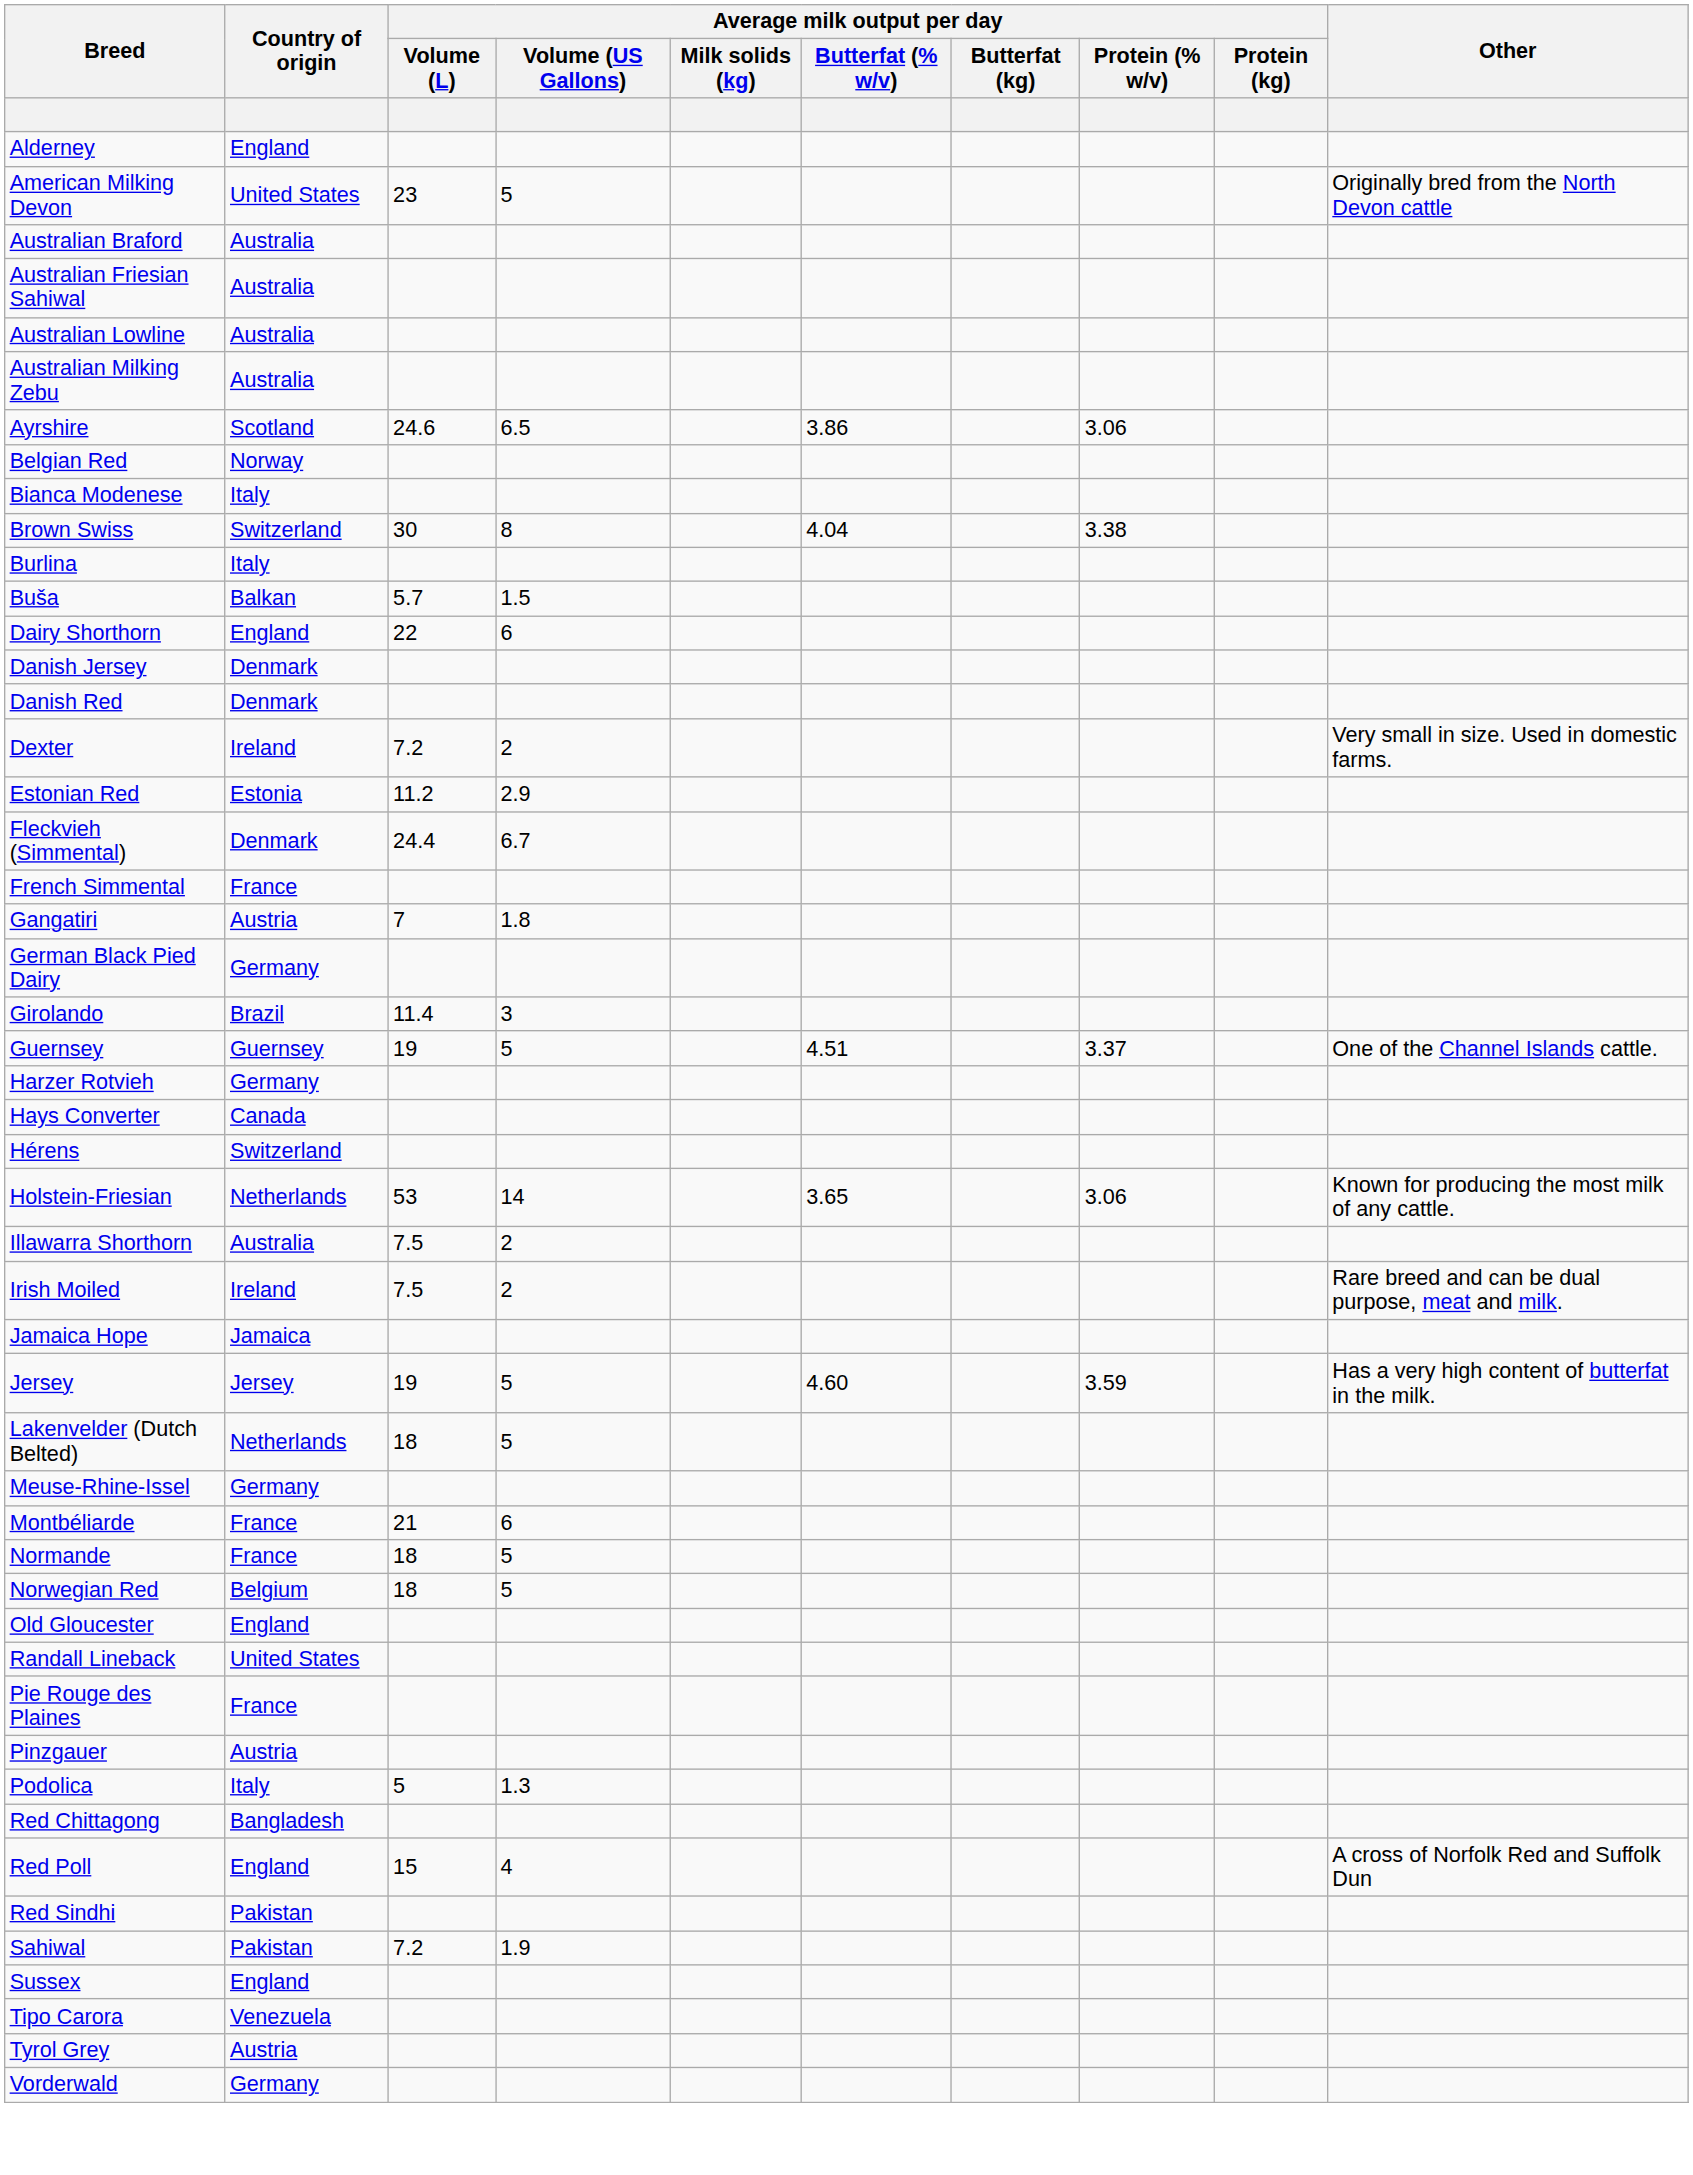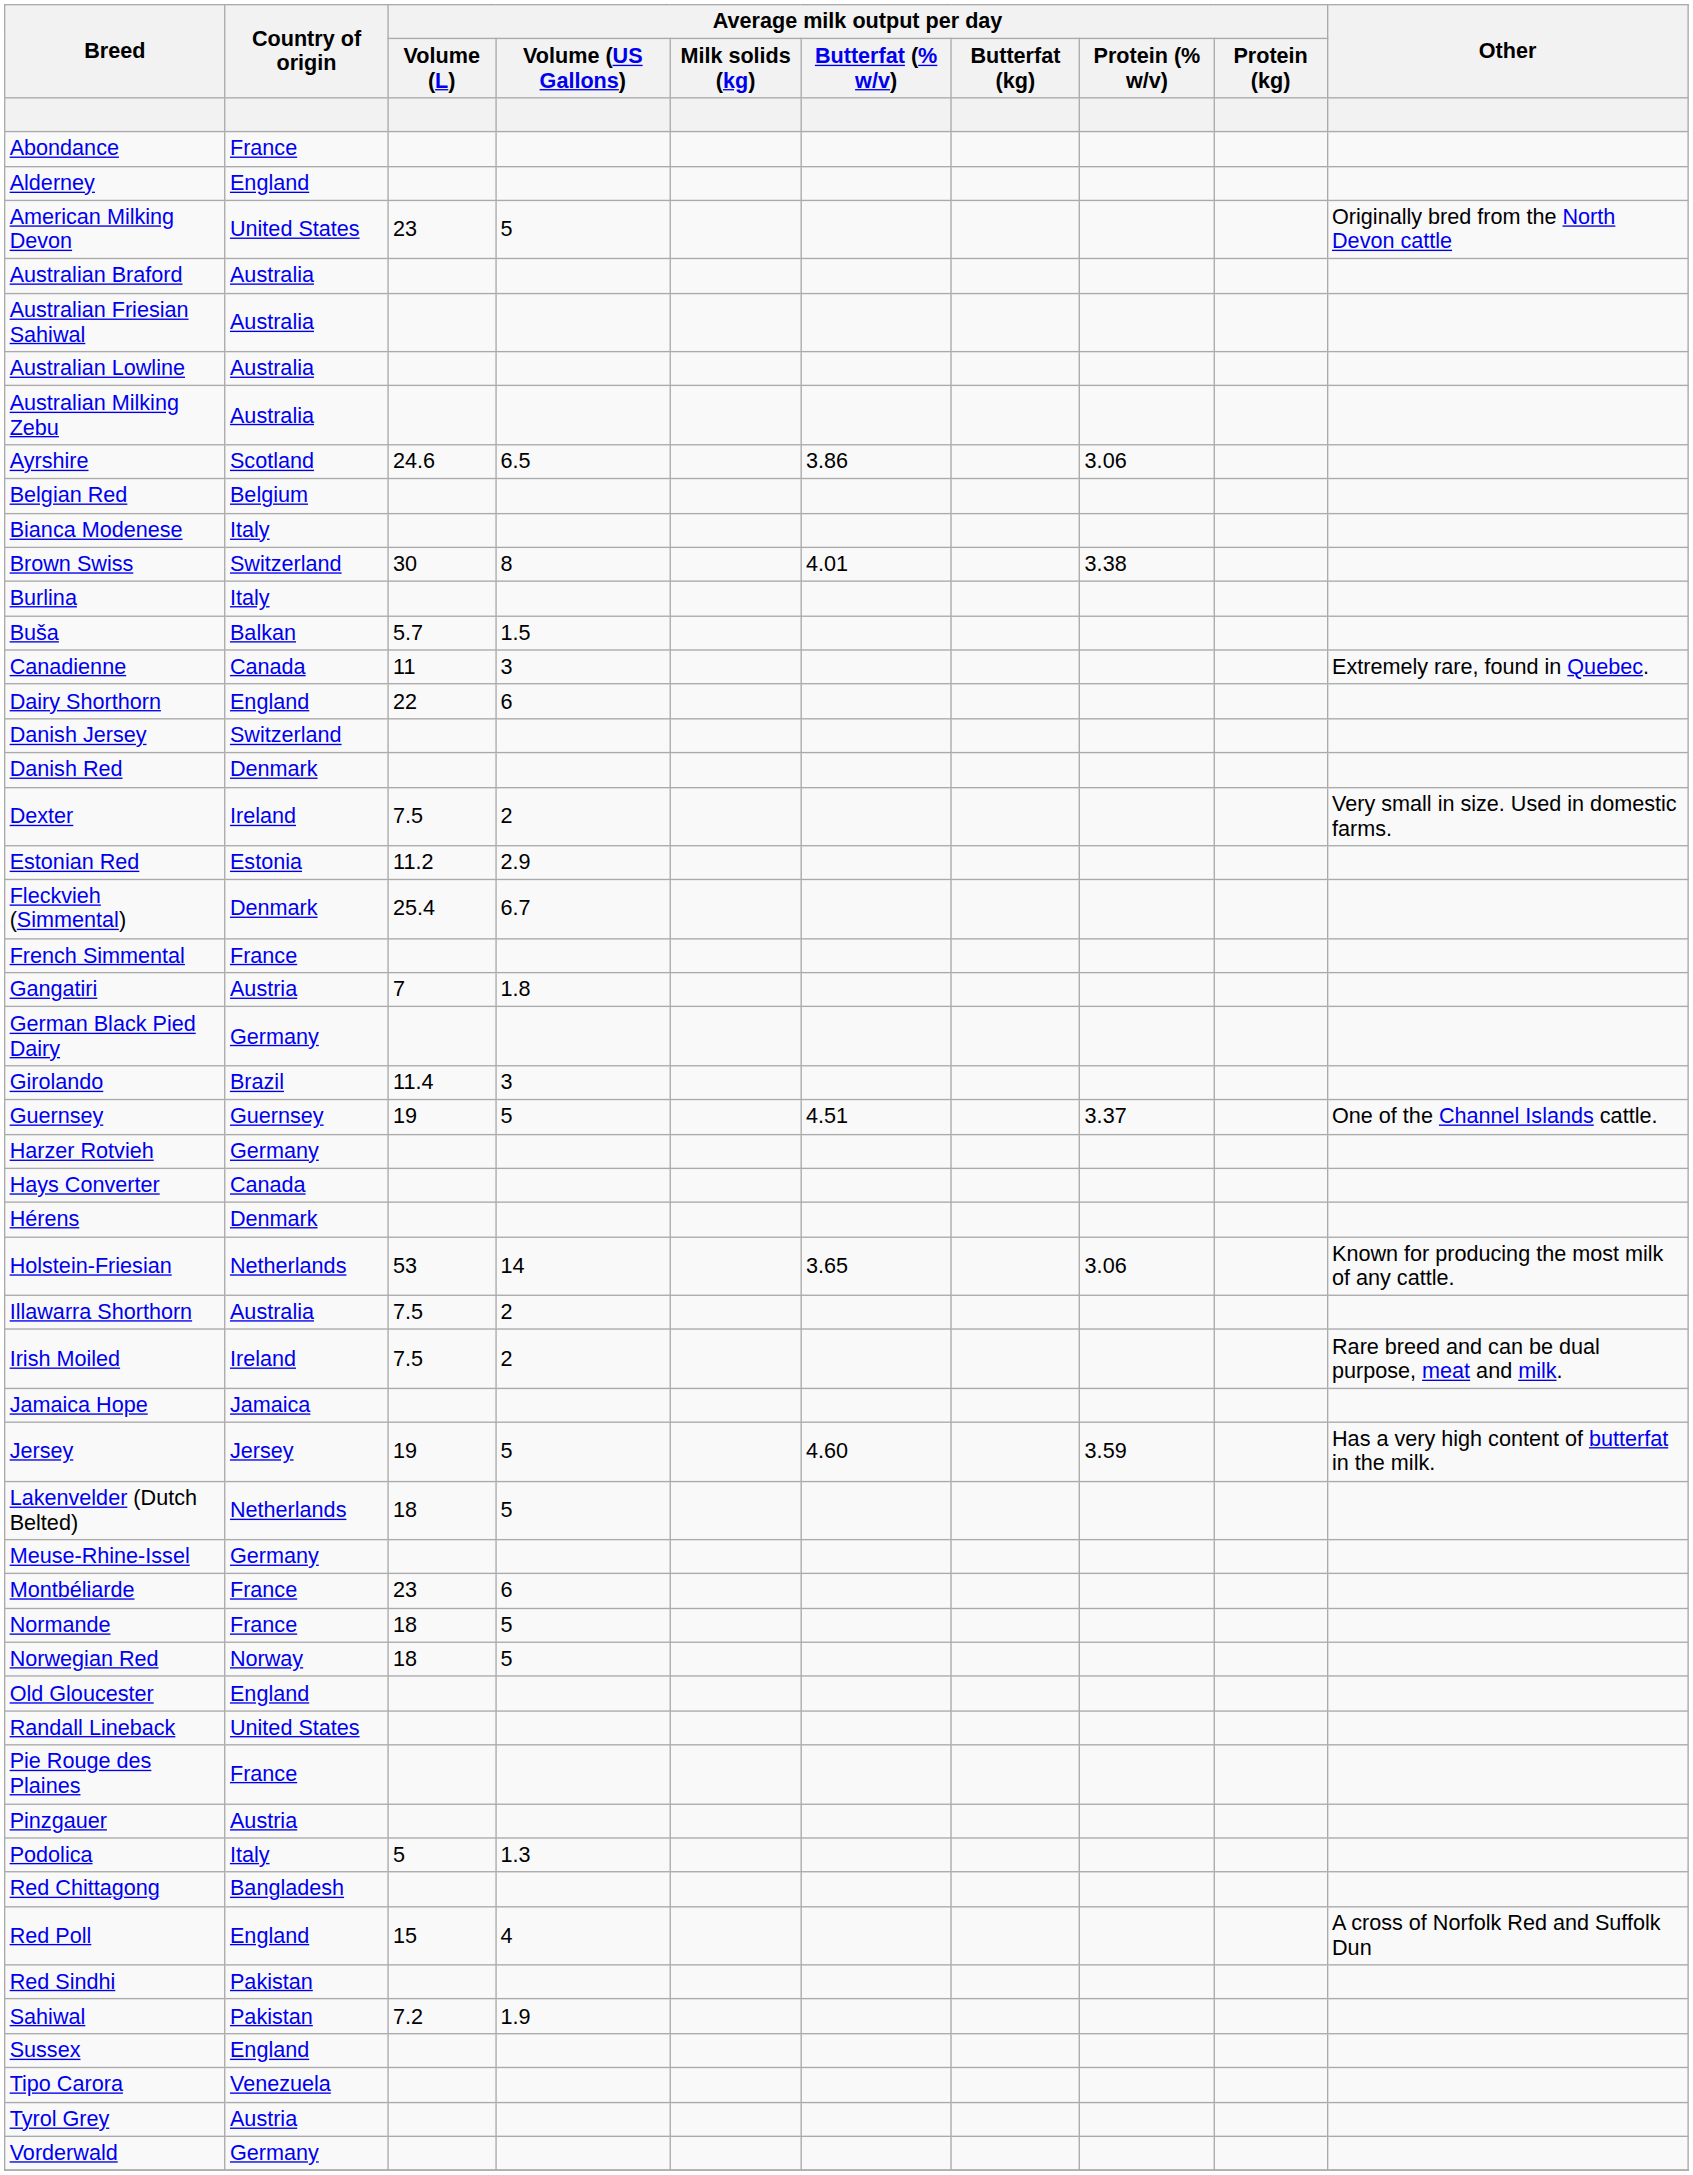+ row: (64, 148)
(267, 461) Norway -> (269, 495) Belgium
(827, 529) 4.04 -> (827, 564) 4.01
+ row: (68, 666)
(274, 666) Denmark -> (286, 735) Switzerland
(408, 747) 7.2 -> (408, 816) 7.5
(414, 840) 24.4 -> (414, 908) 25.4
(286, 1150) Switzerland -> (274, 1219) Denmark
(405, 1522) 21 -> (405, 1590) 23
(269, 1590) Belgium -> (267, 1659) Norway
